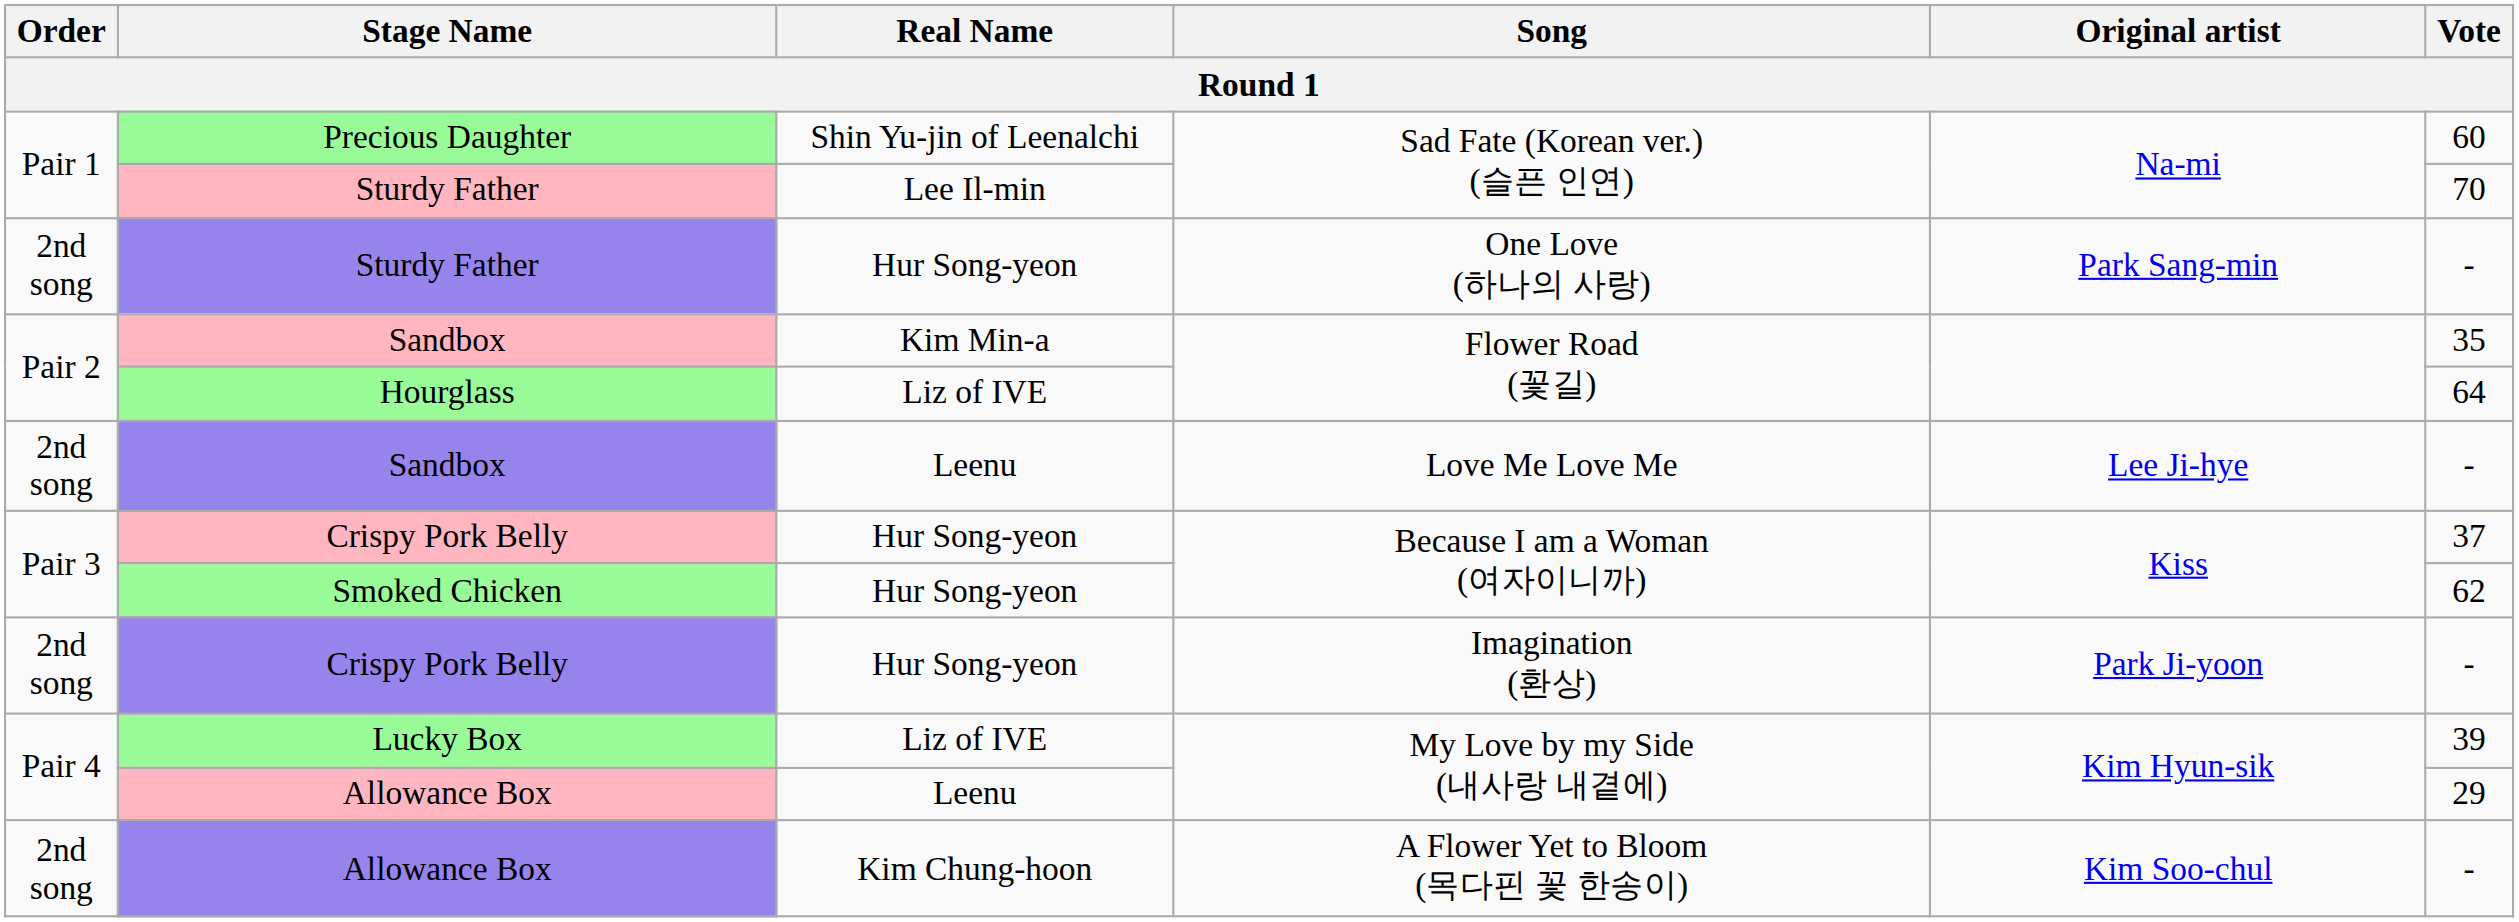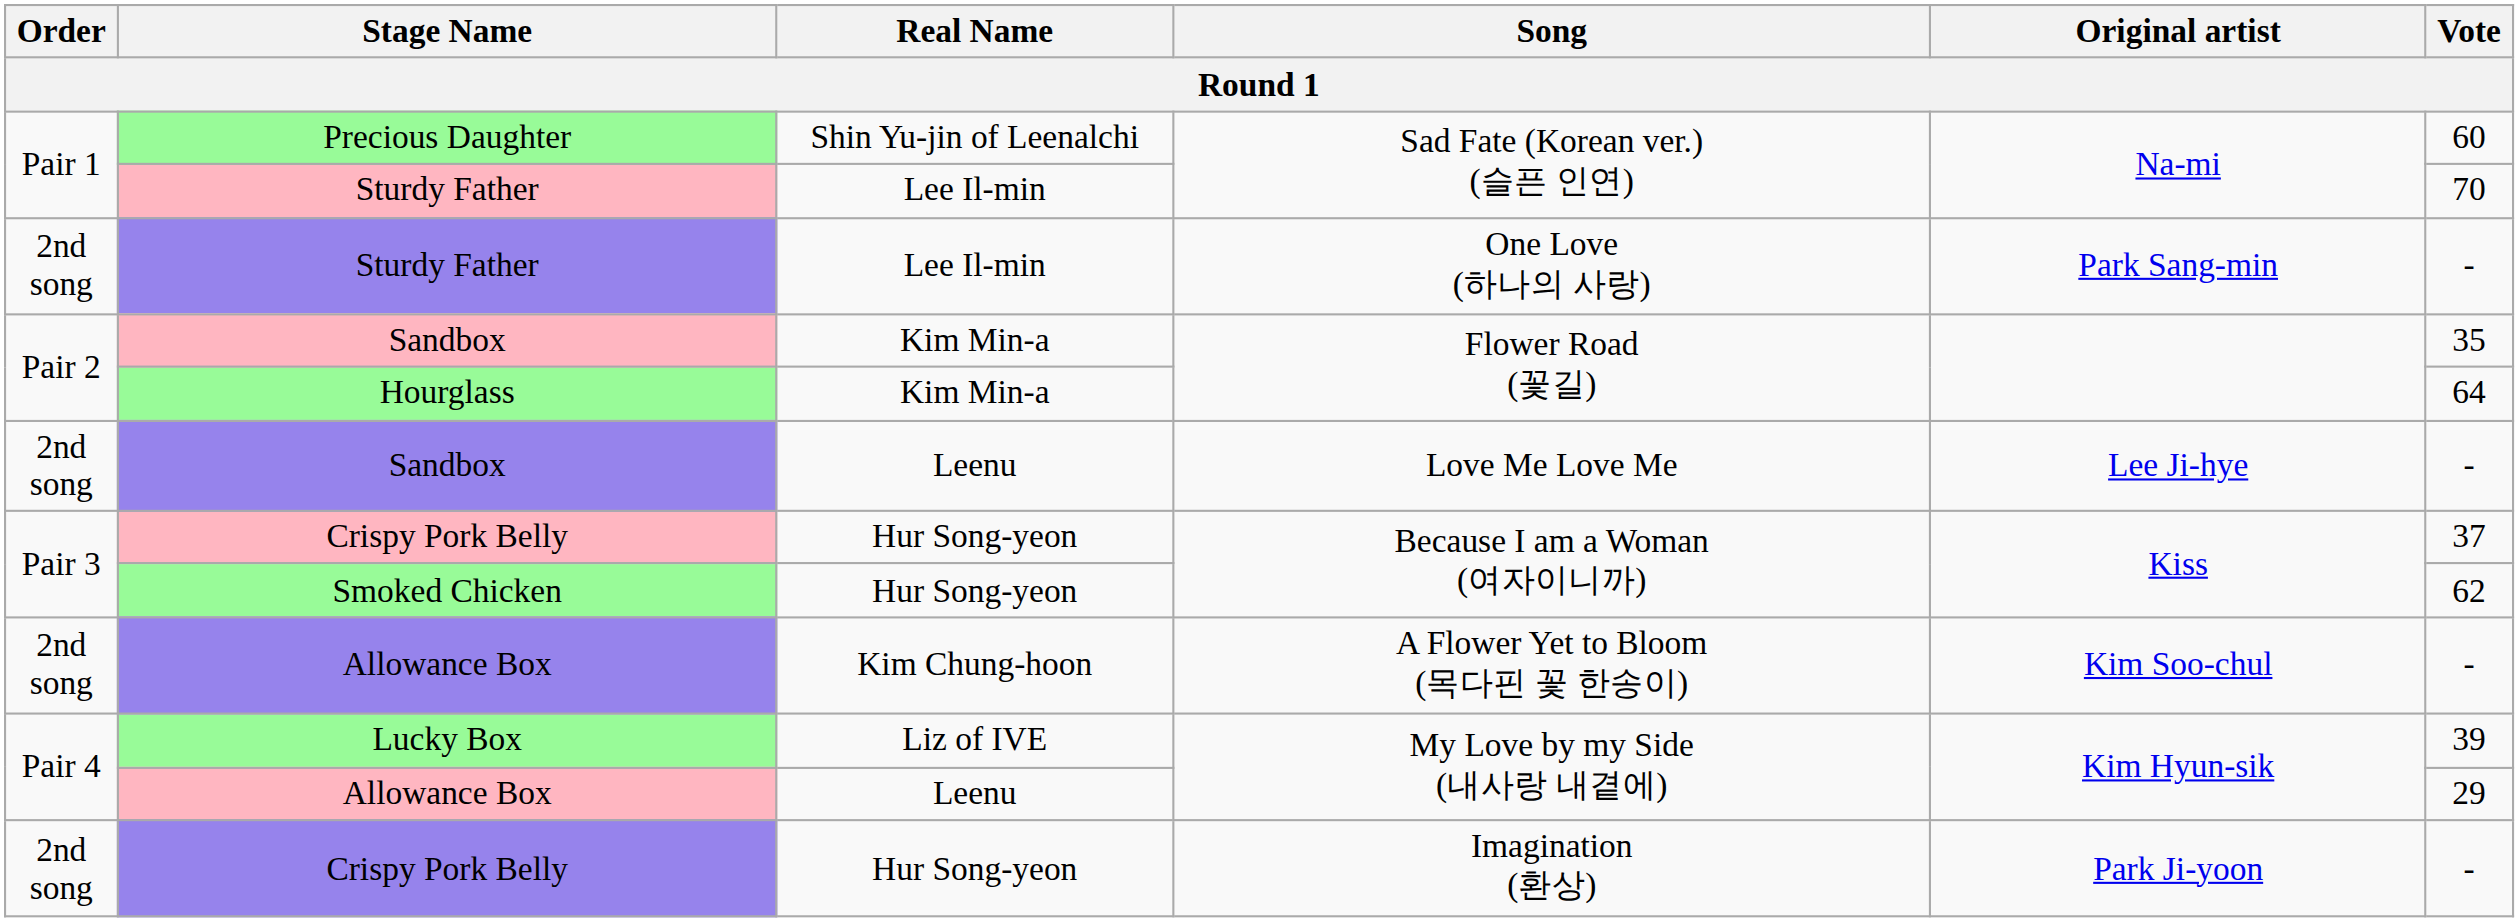(975, 265) Hur Song-yeon -> (975, 265) Lee Il-min
(975, 393) Liz of IVE -> (975, 393) Kim Min-a
rows swapped: (447, 664) <-> (447, 867)
